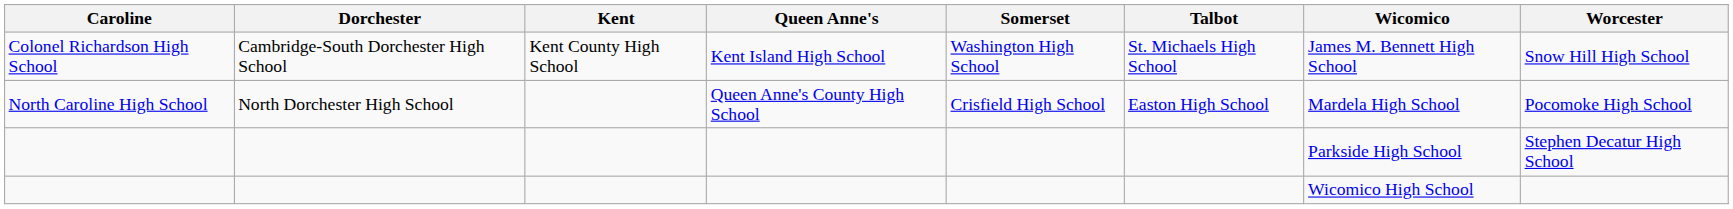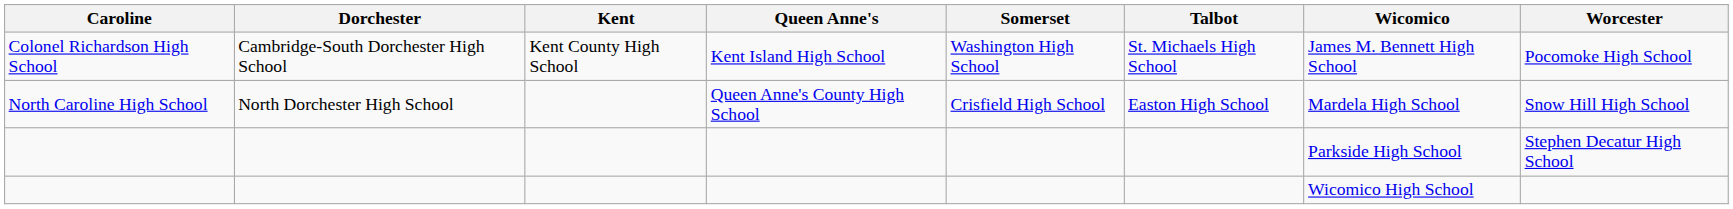(1607, 56) Snow Hill High School -> (1608, 56) Pocomoke High School
(1608, 103) Pocomoke High School -> (1607, 103) Snow Hill High School
